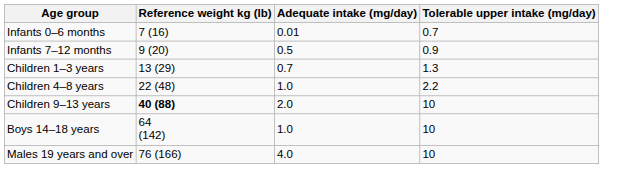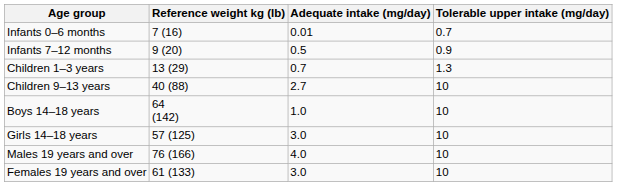- row: (55, 86)
(157, 104) bold -> (170, 86) normal
(285, 104) 2.0 -> (298, 86) 2.7
+ row: (52, 136)
+ row: (77, 172)
